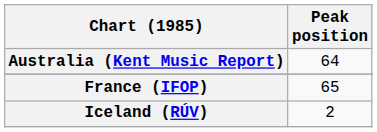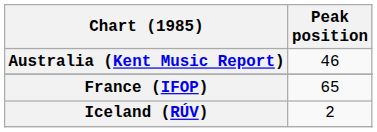(330, 62) 64 -> (330, 62) 46
